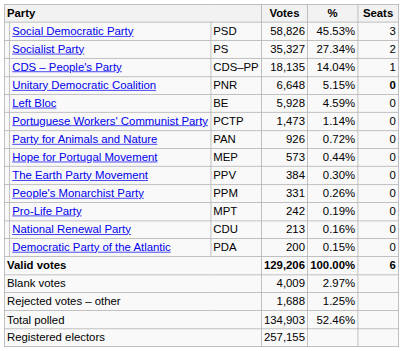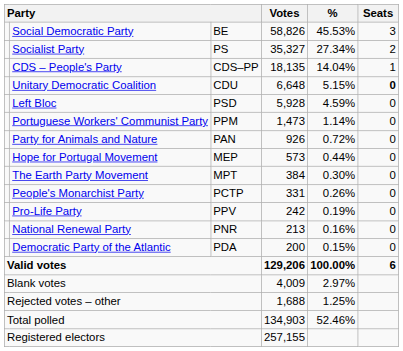(225, 31) PSD -> (221, 31) BE
(225, 85) PNR -> (226, 85) CDU
(221, 103) BE -> (225, 103) PSD
(228, 121) PCTP -> (226, 121) PPM
(225, 175) PPV -> (225, 175) MPT
(226, 193) PPM -> (228, 193) PCTP
(225, 211) MPT -> (225, 211) PPV
(226, 229) CDU -> (225, 229) PNR
